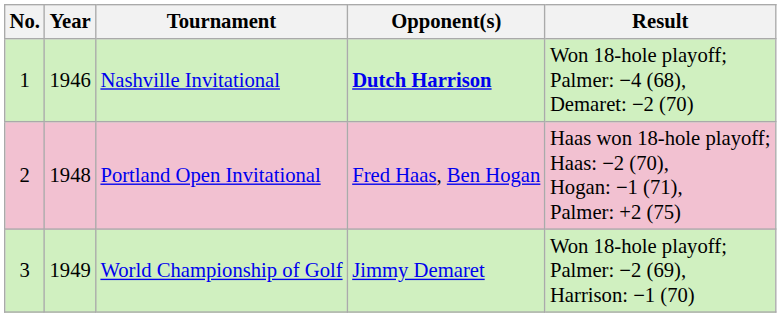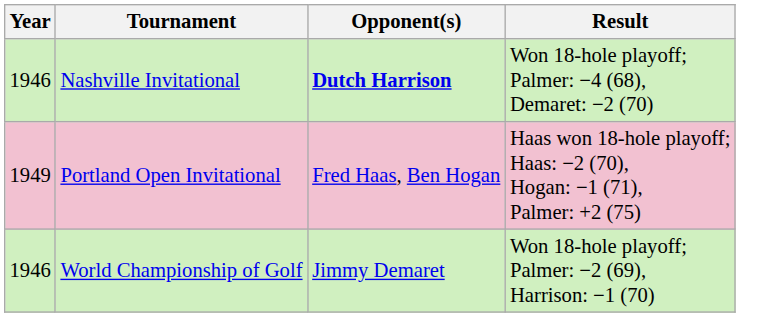- column: (25, 21)
(70, 175) 1948 -> (30, 175) 1949
(70, 270) 1949 -> (30, 270) 1946
